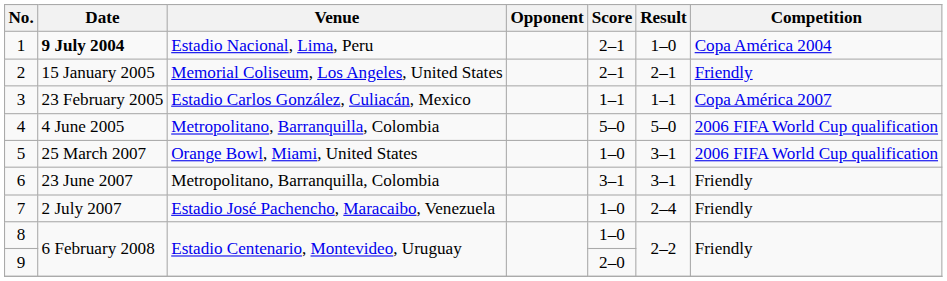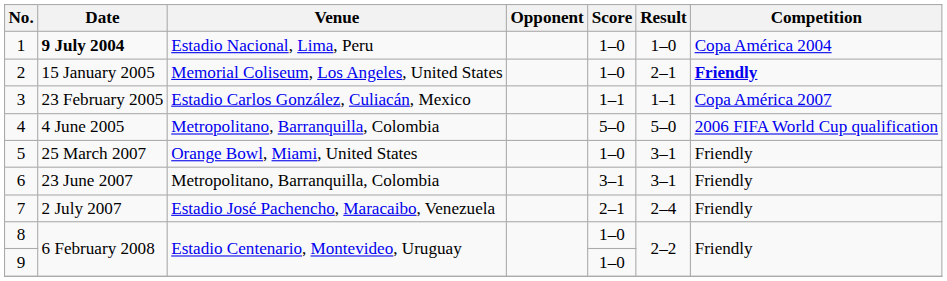(612, 45) 2–1 -> (612, 45) 1–0
(612, 72) 2–1 -> (612, 72) 1–0
(724, 72) normal -> (726, 72) bold
(816, 153) 2006 FIFA World Cup qualification -> (724, 153) Friendly
(612, 208) 1–0 -> (612, 208) 2–1
(612, 262) 2–0 -> (612, 262) 1–0
